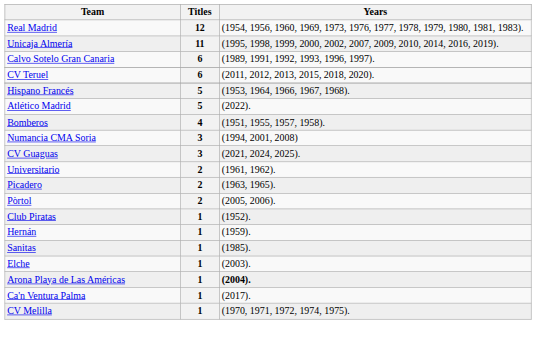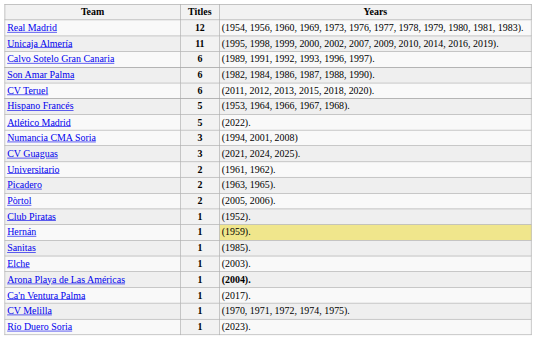+ row: (41, 75)
- row: (28, 122)
(236, 232) no background -> (236, 232) khaki background
+ row: (40, 327)
